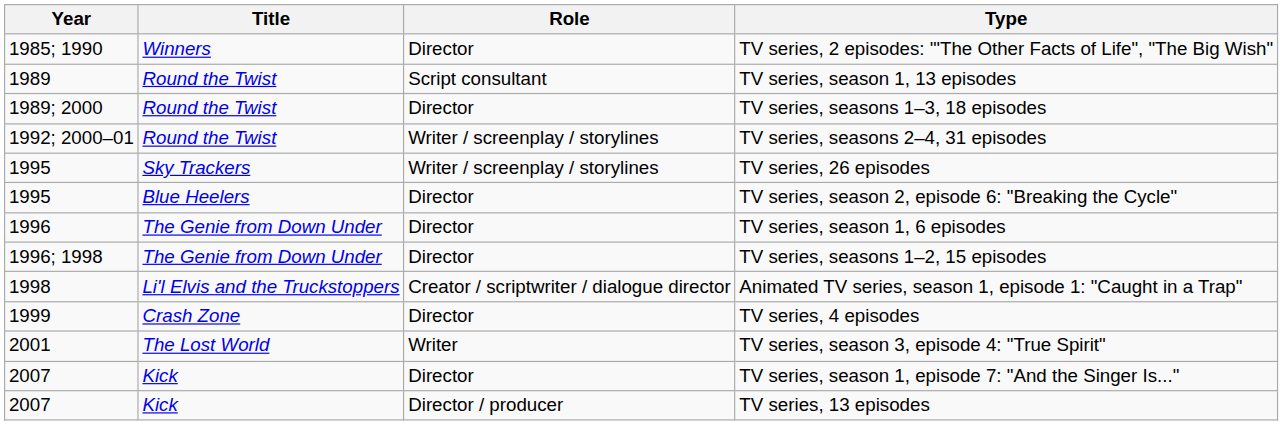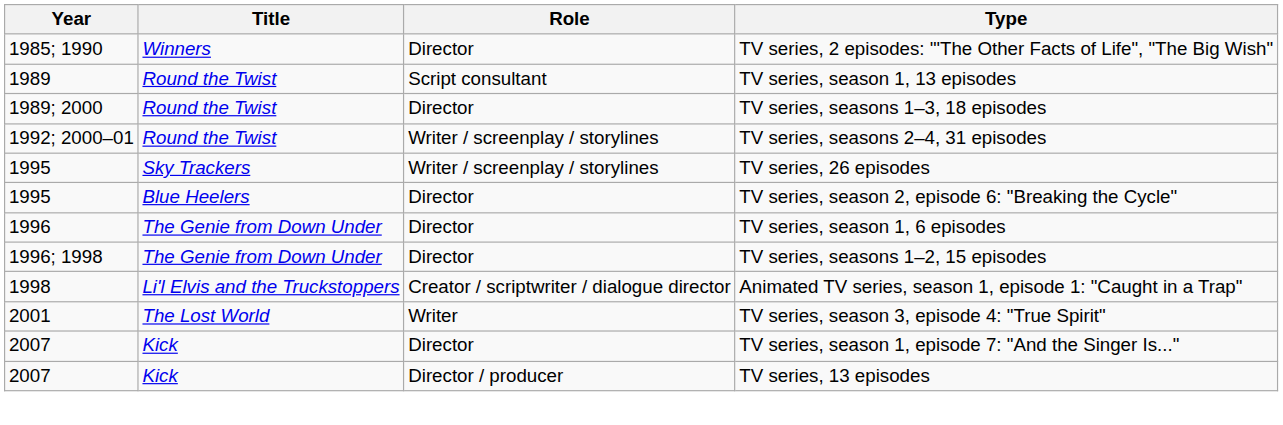- row: (829, 316)
